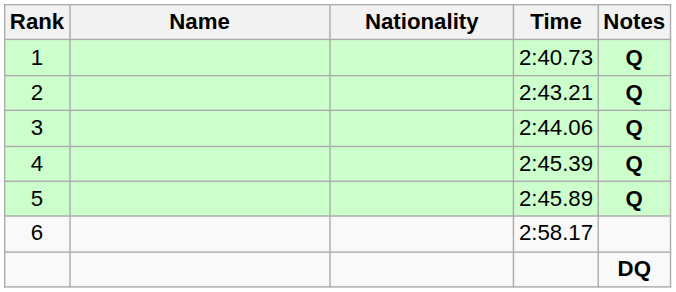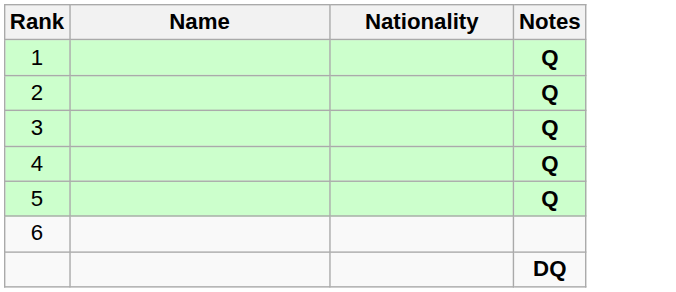- column: (556, 22)
